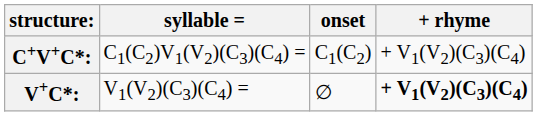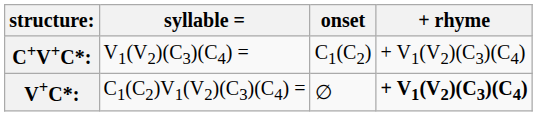(205, 54) C1(C2)V1(V2)(C3)(C4) = -> (176, 54) V1(V2)(C3)(C4) =
(176, 91) V1(V2)(C3)(C4) = -> (205, 91) C1(C2)V1(V2)(C3)(C4) =
